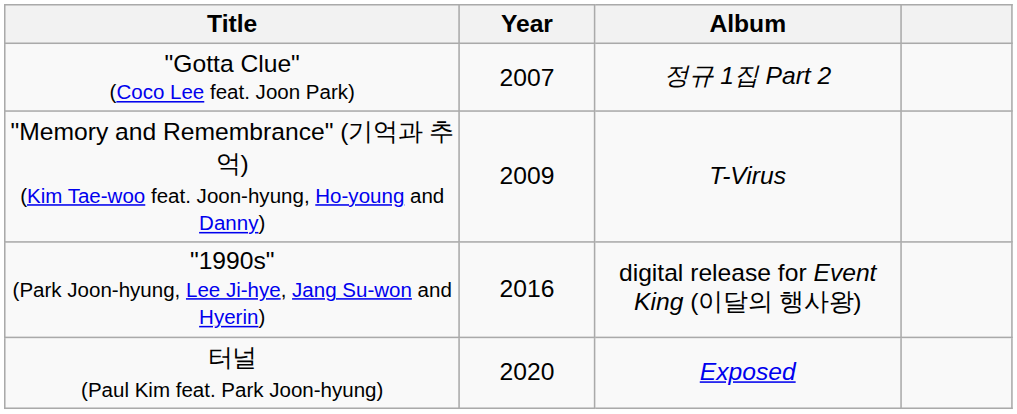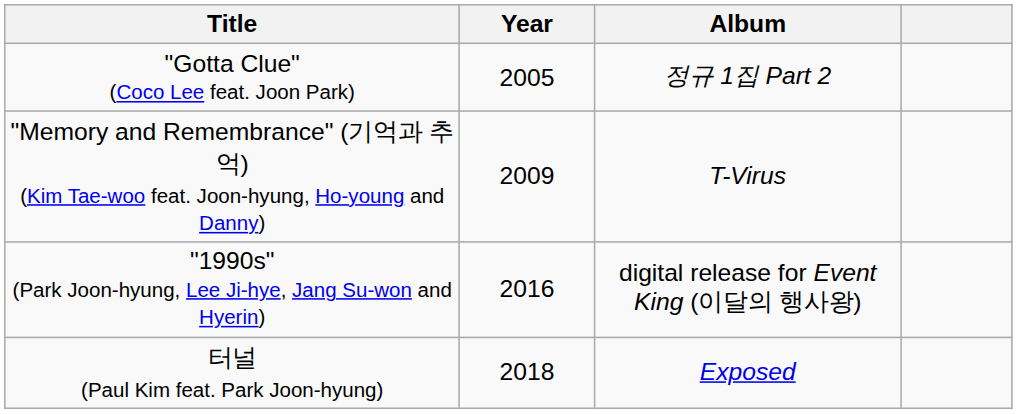(527, 76) 2007 -> (527, 76) 2005
(527, 372) 2020 -> (527, 372) 2018
